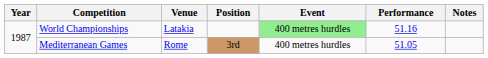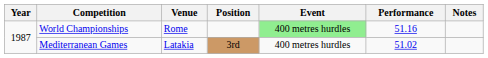(179, 29) Latakia -> (176, 29) Rome
(176, 45) Rome -> (179, 45) Latakia
(406, 45) 51.05 -> (406, 45) 51.02
